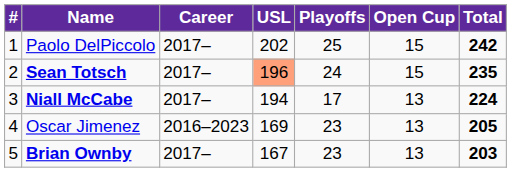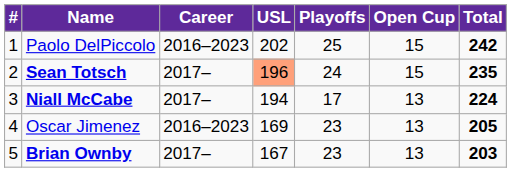(187, 45) 2017– -> (206, 45) 2016–2023
